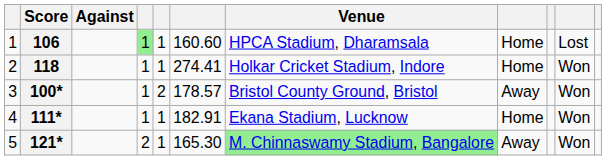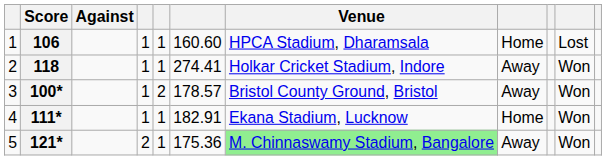(145, 42) lightgreen background -> (145, 42) no background
(522, 67) Home -> (521, 67) Away
(197, 142) 165.30 -> (197, 142) 175.36
